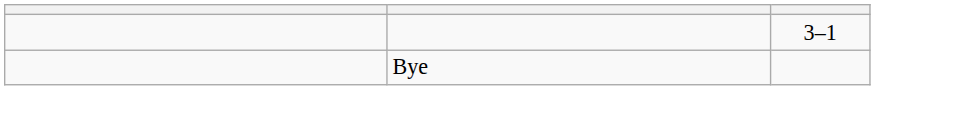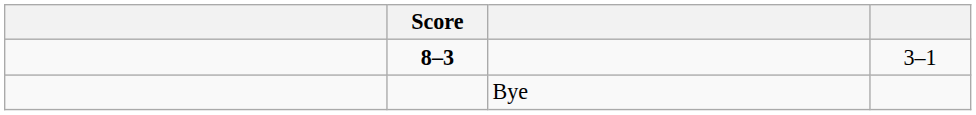+ column: (437, 22)
